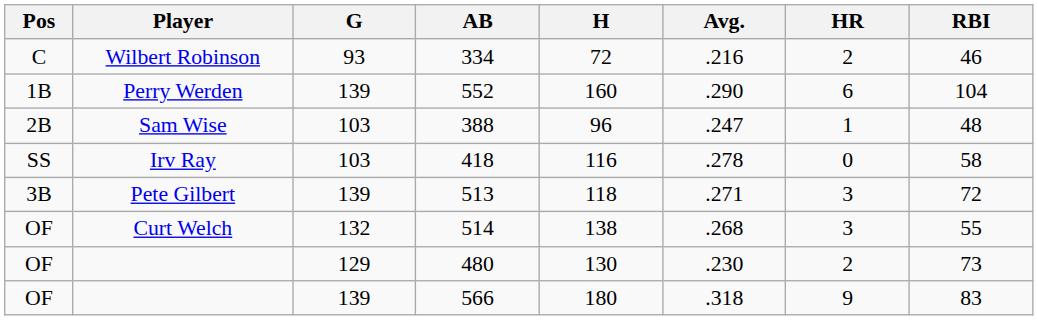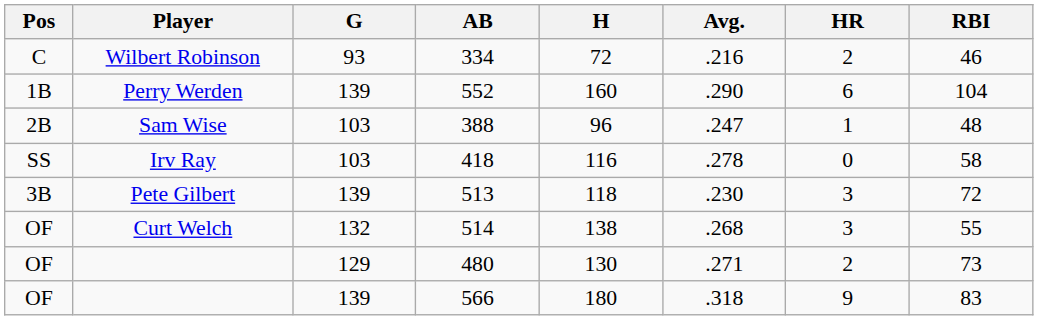(724, 194) .271 -> (724, 194) .230
(724, 263) .230 -> (724, 263) .271
